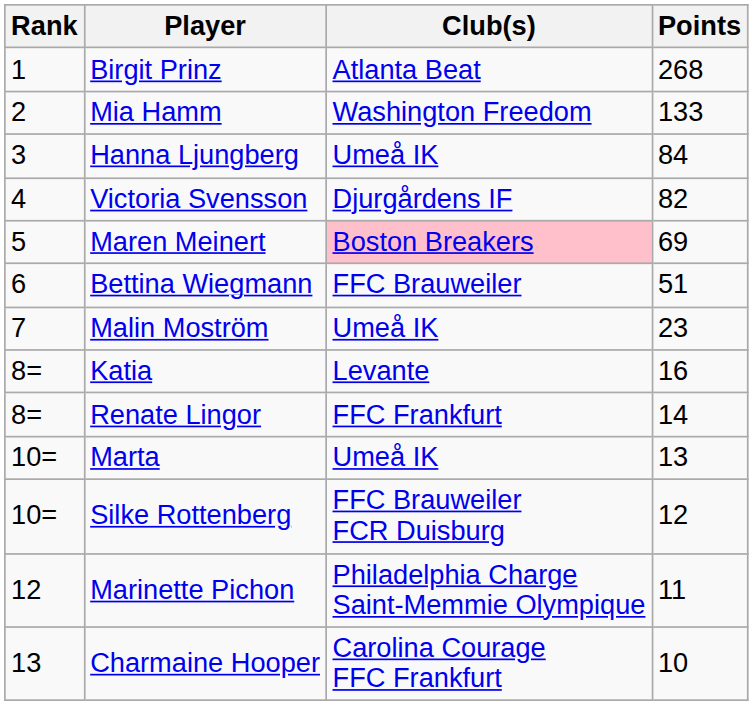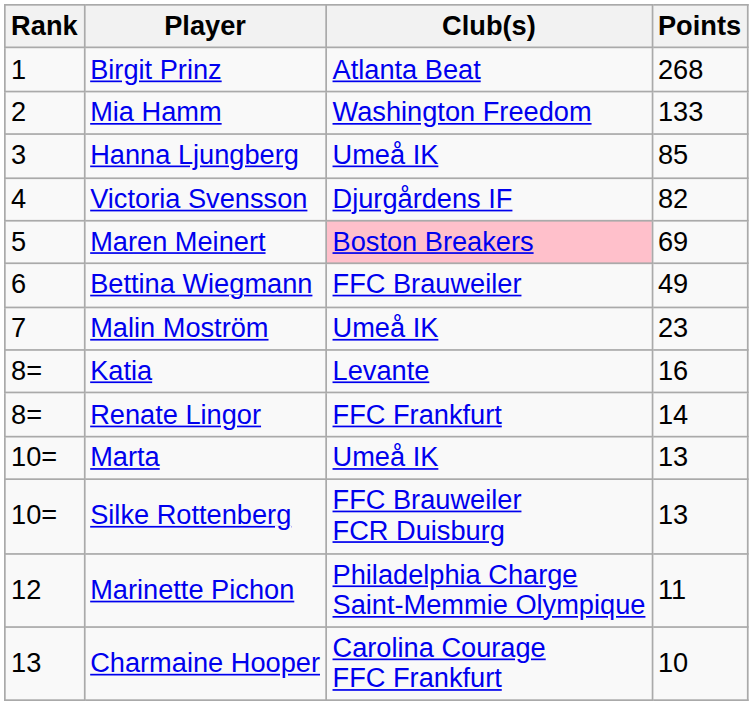(673, 155) 84 -> (673, 155) 85
(673, 284) 51 -> (673, 284) 49
(673, 515) 12 -> (673, 515) 13
